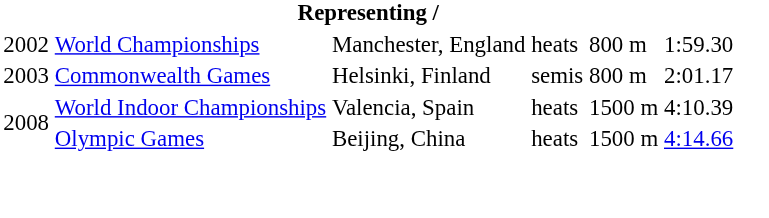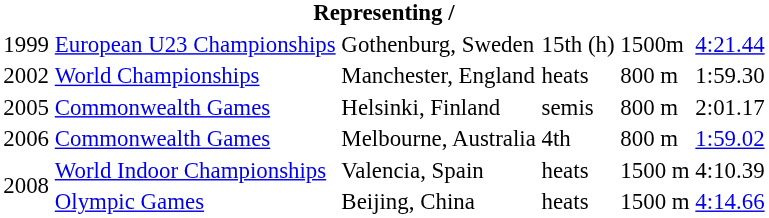+ row: (438, 44)
(26, 75) 2003 -> (26, 107) 2005
+ row: (439, 138)
